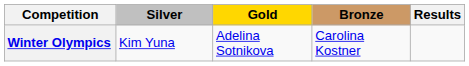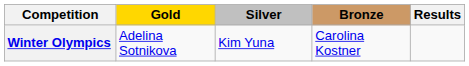columns swapped: (263, 14) <-> (164, 14)
